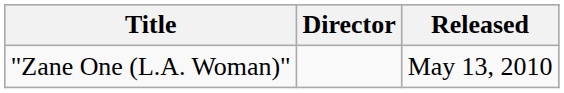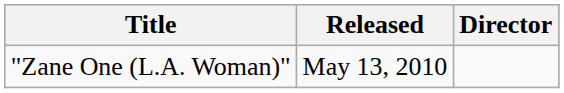columns swapped: (480, 25) <-> (349, 25)
